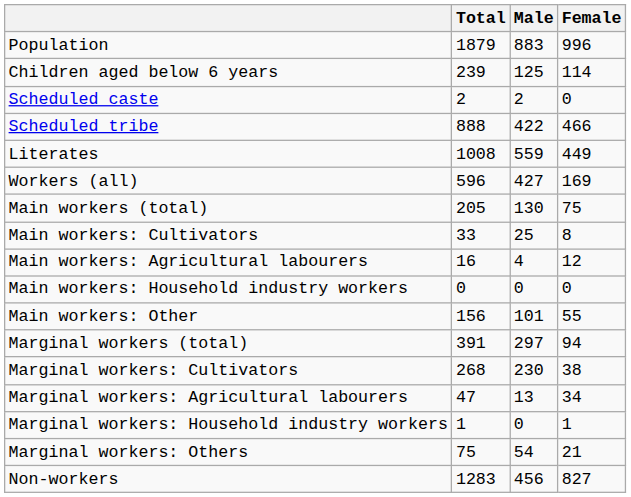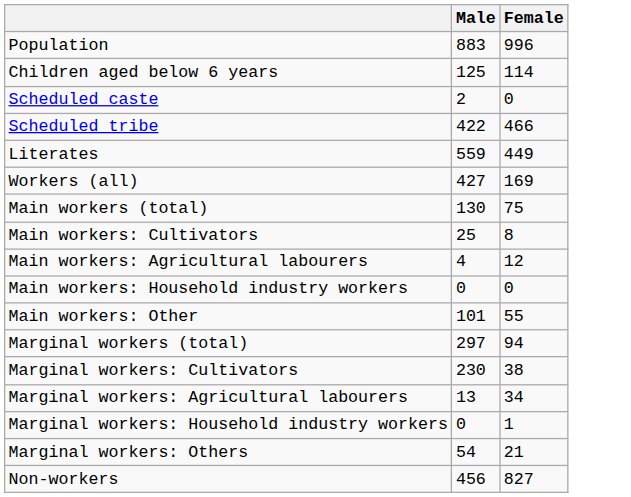- column: (481, 18)
